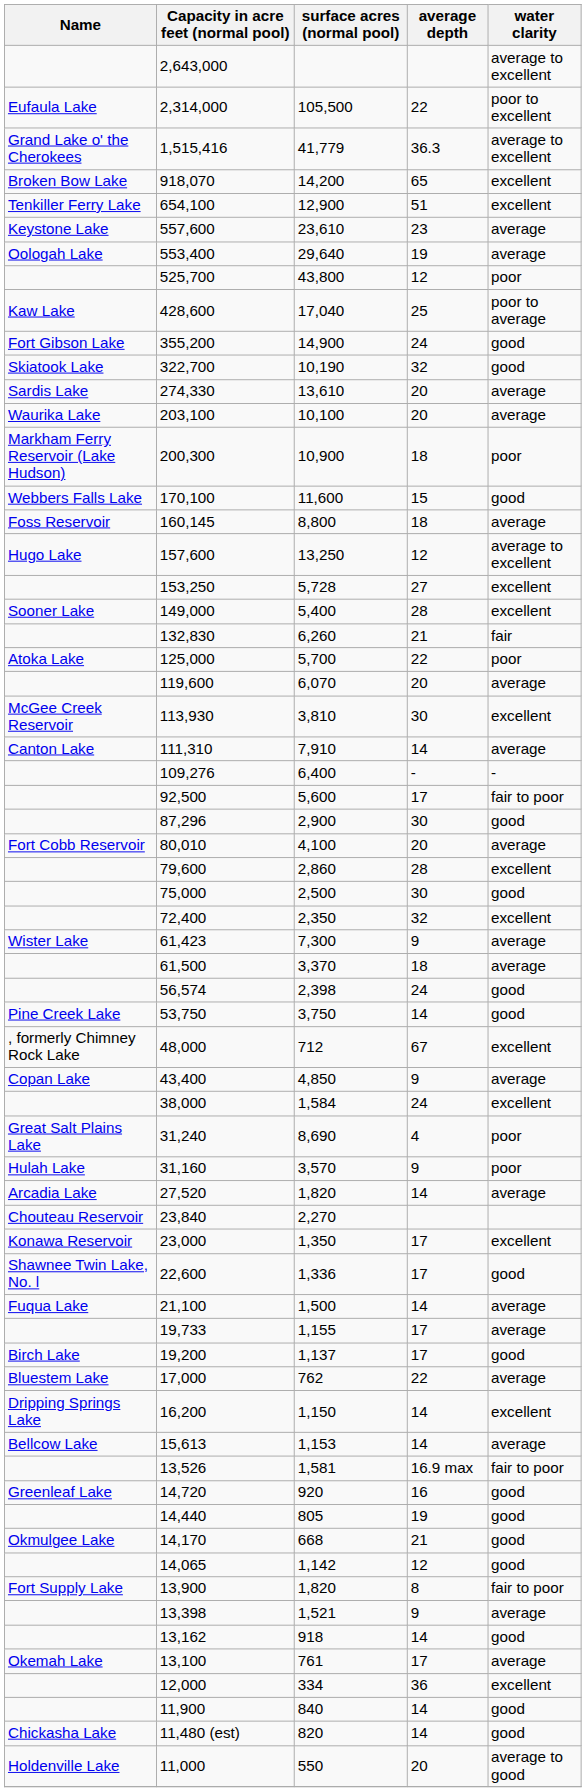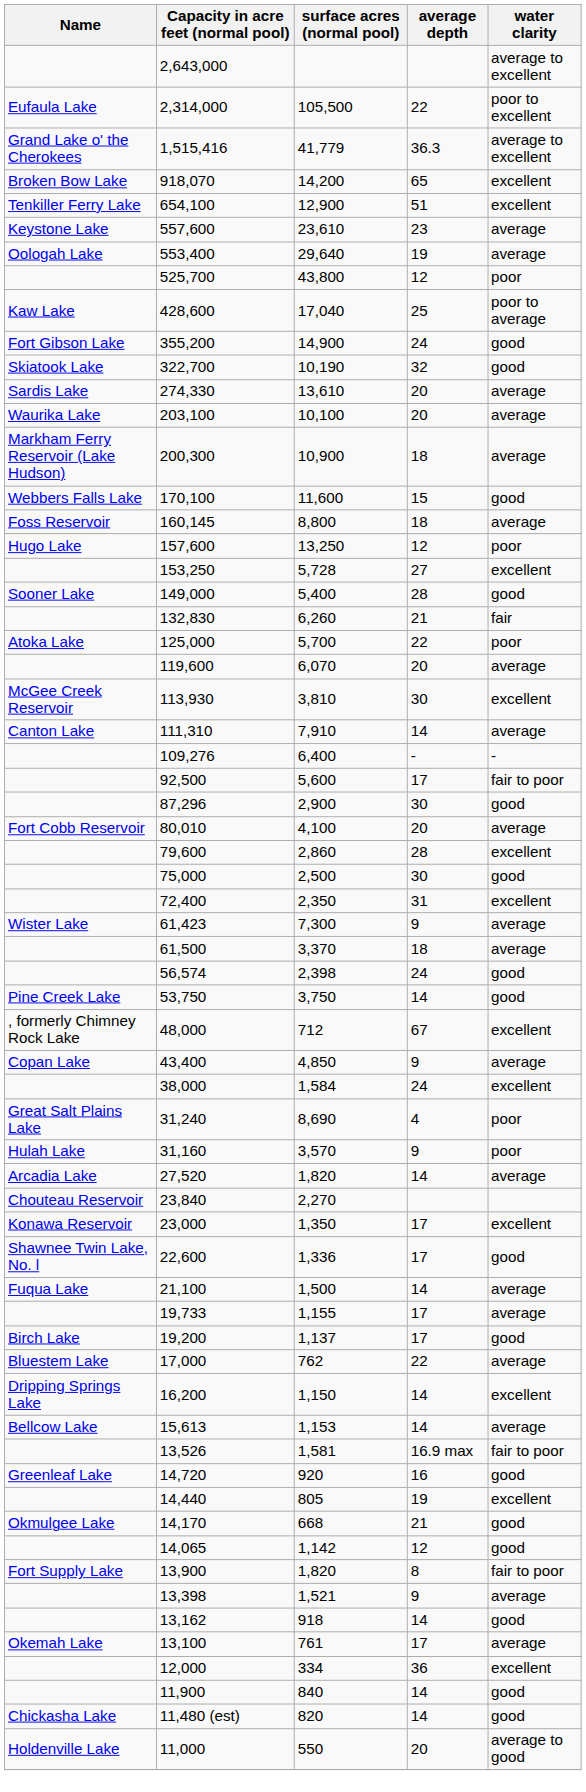(506, 456) poor -> (519, 456) average
(527, 554) average to excellent -> (506, 546) poor
(521, 611) excellent -> (508, 594) good
(419, 917) 32 -> (419, 900) 31
(508, 1516) good -> (521, 1499) excellent
